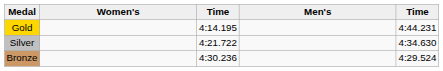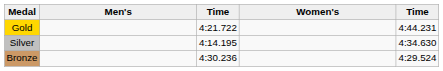columns swapped: (318, 12) <-> (118, 12)
(218, 27) 4:14.195 -> (218, 27) 4:21.722
(218, 43) 4:21.722 -> (218, 43) 4:14.195
